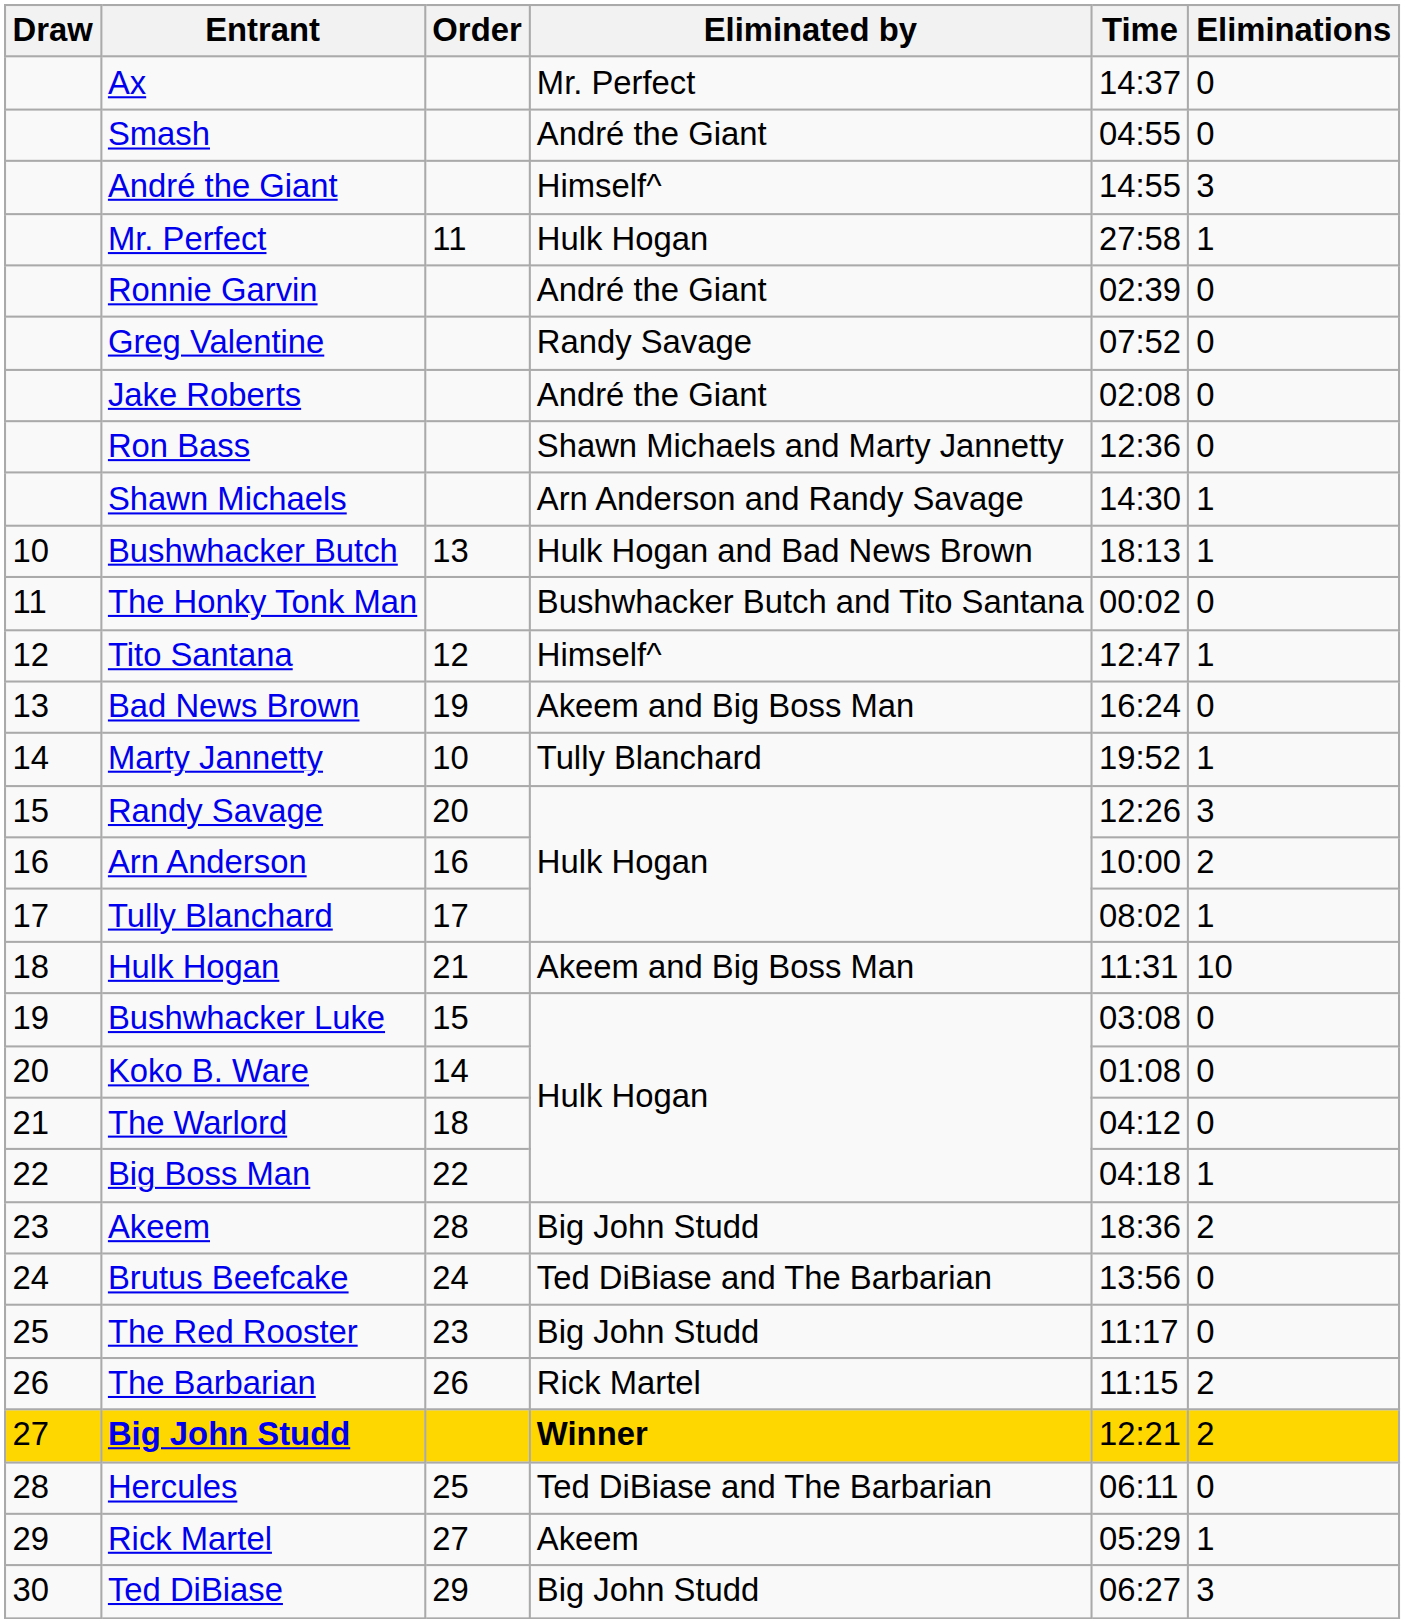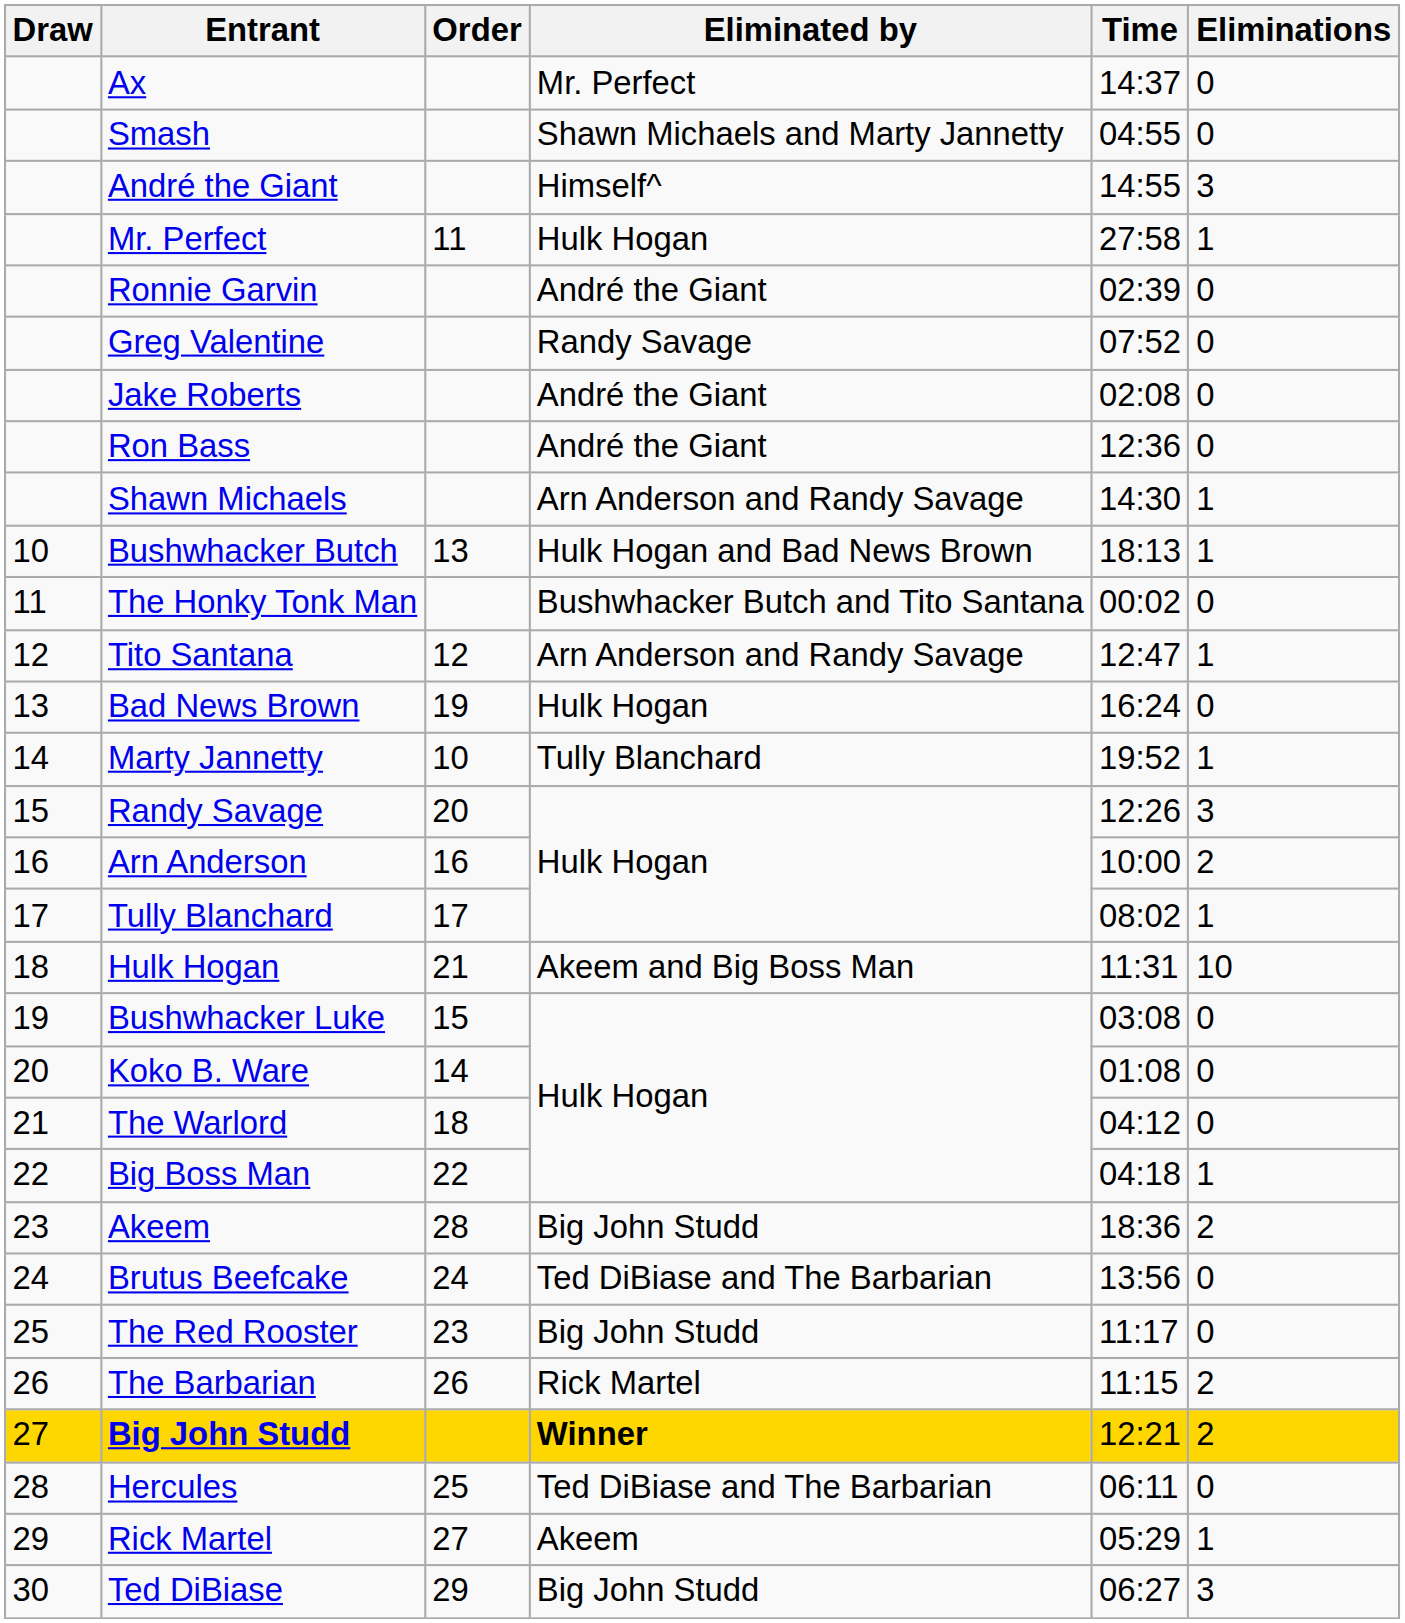(652, 134) André the Giant -> (800, 134) Shawn Michaels and Marty Jannetty
(800, 446) Shawn Michaels and Marty Jannetty -> (652, 446) André the Giant
(599, 654) Himself^ -> (780, 654) Arn Anderson and Randy Savage
(726, 706) Akeem and Big Boss Man -> (623, 706) Hulk Hogan
